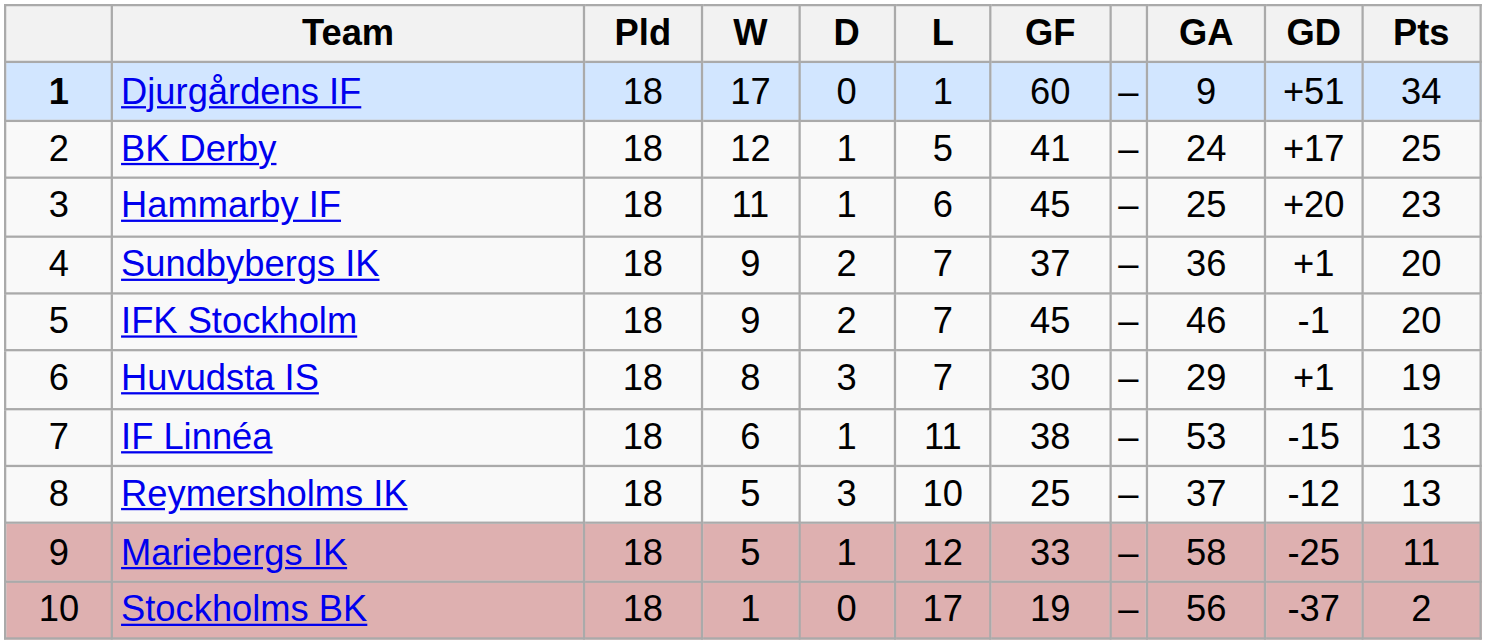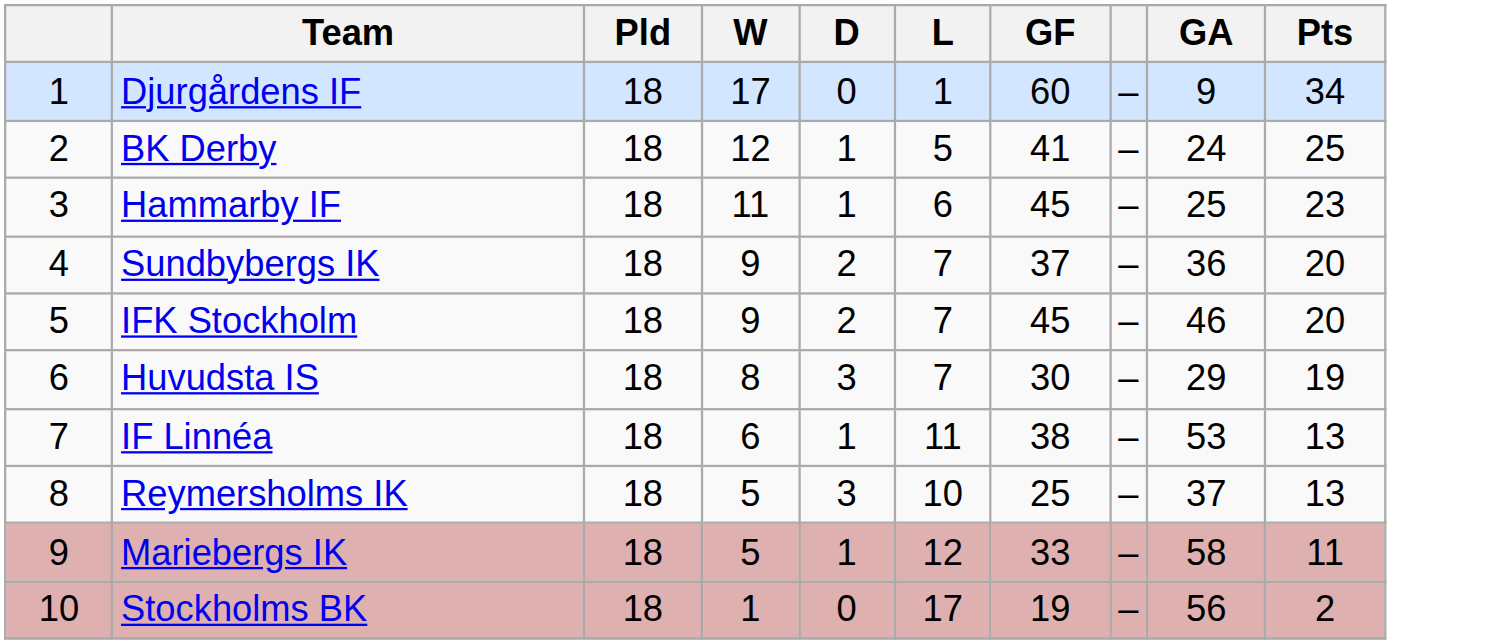- column: (1314, 33)
(59, 90) bold -> (59, 90) normal
